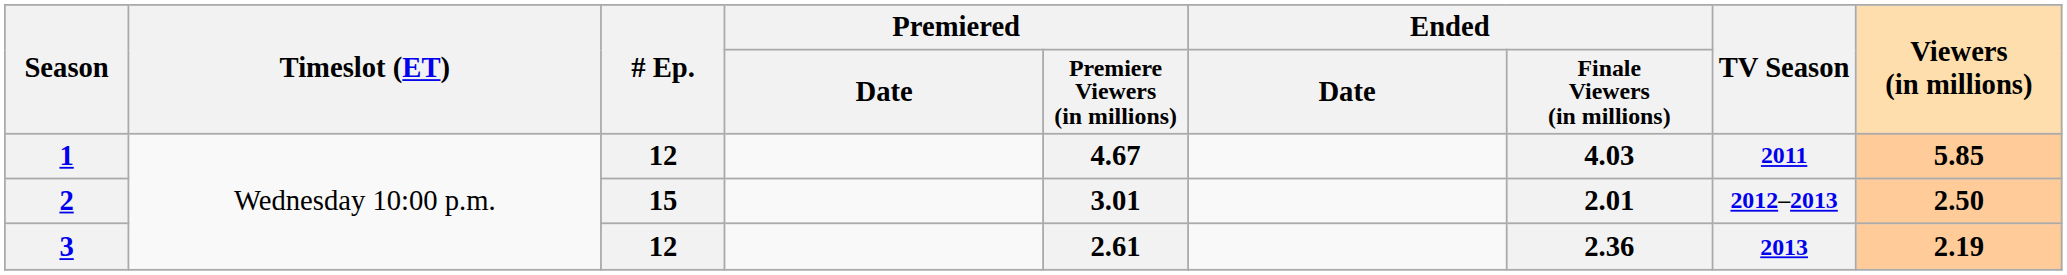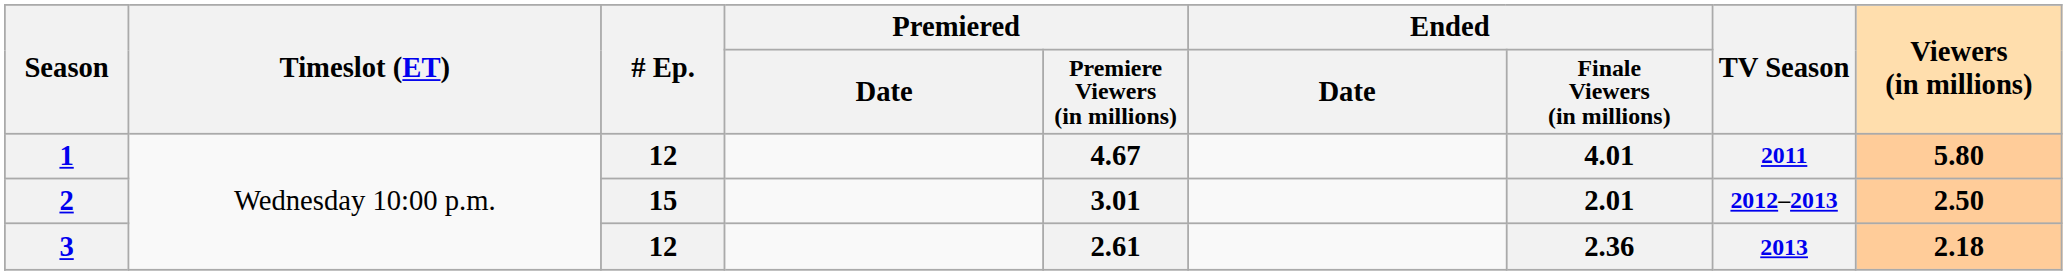(1609, 155) 4.03 -> (1609, 155) 4.01
(1959, 155) 5.85 -> (1959, 155) 5.80
(1959, 246) 2.19 -> (1959, 246) 2.18
